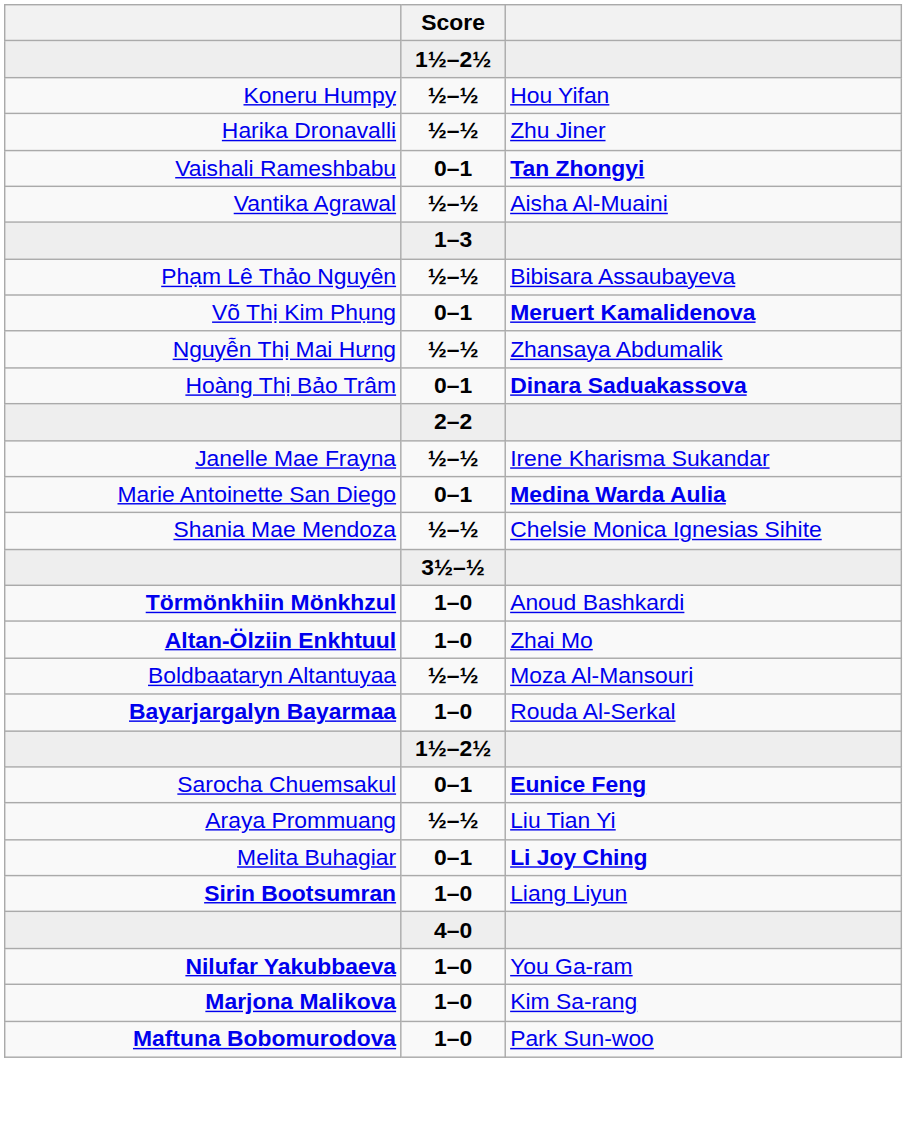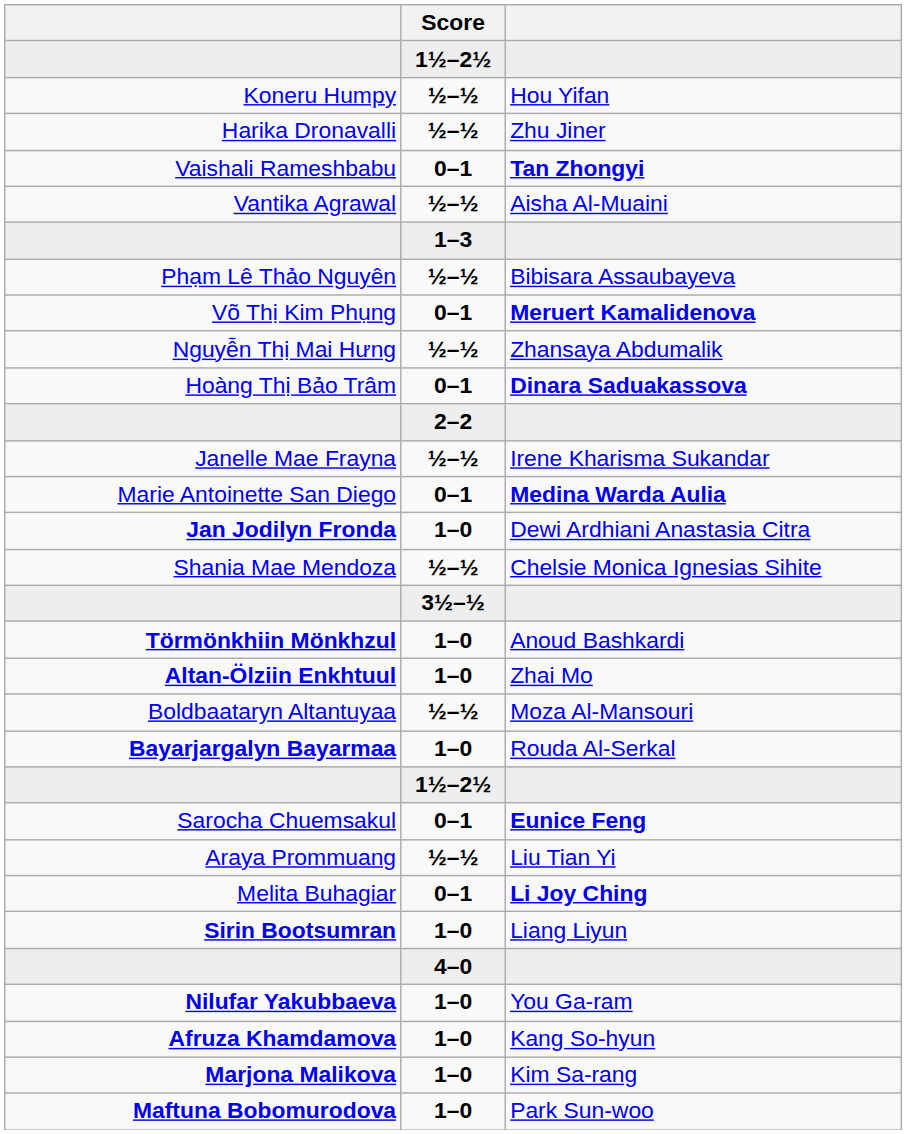+ row: (291, 530)
+ row: (282, 1038)
